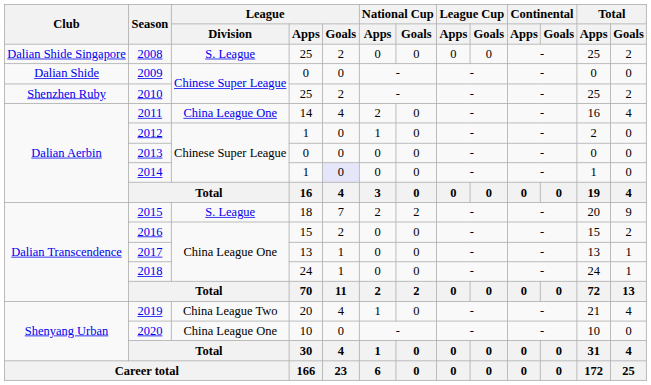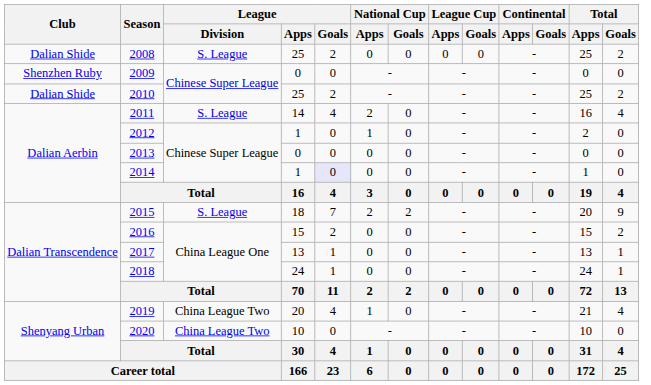(67, 53) Dalian Shide Singapore -> (63, 53) Dalian Shide
(67, 73) Dalian Shide -> (63, 73) Shenzhen Ruby
(67, 93) Shenzhen Ruby -> (63, 93) Dalian Shide
(230, 113) China League One -> (222, 113) S. League
(230, 331) China League One -> (222, 331) China League Two
